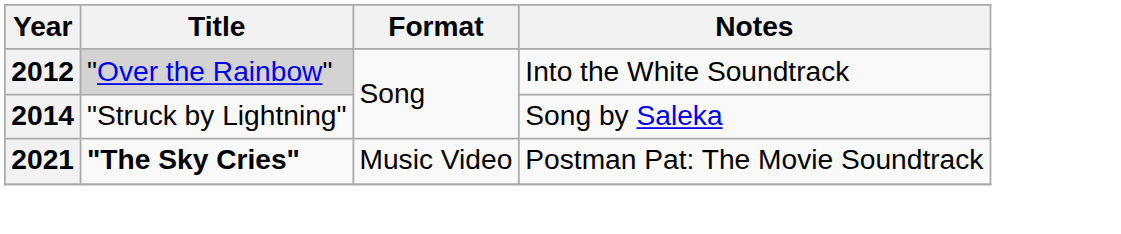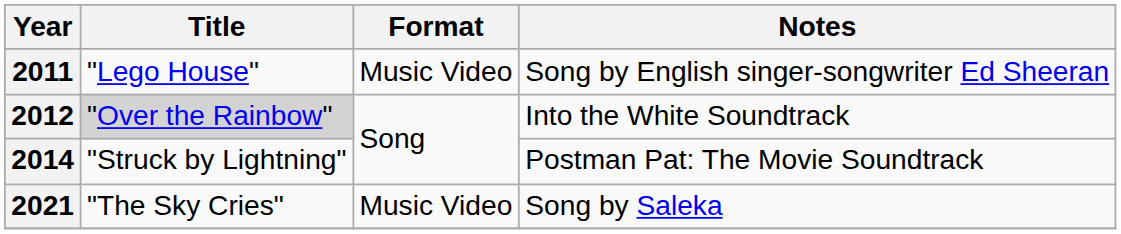+ row: (43, 71)
(624, 116) Song by Saleka -> (754, 160) Postman Pat: The Movie Soundtrack
(193, 160) bold -> (185, 205) normal
(754, 160) Postman Pat: The Movie Soundtrack -> (624, 205) Song by Saleka
